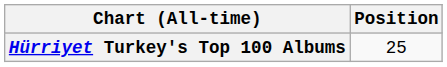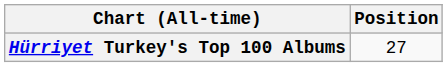(396, 48) 25 -> (396, 48) 27
